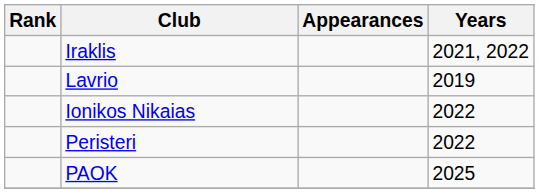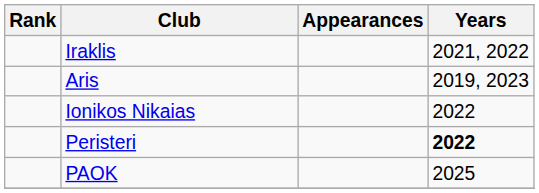+ row: (82, 81)
- row: (92, 81)
(454, 142) normal -> (454, 142) bold
